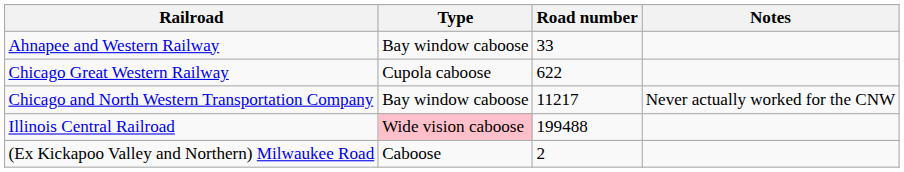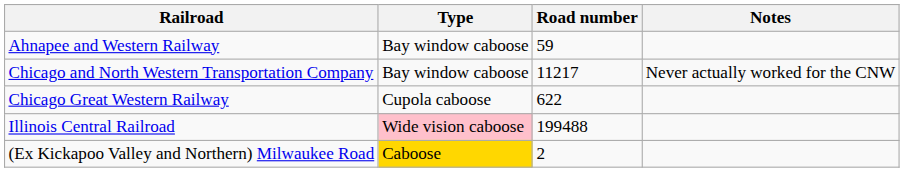(545, 45) 33 -> (545, 45) 59
rows swapped: (119, 72) <-> (191, 99)
(412, 153) no background -> (412, 153) gold background
